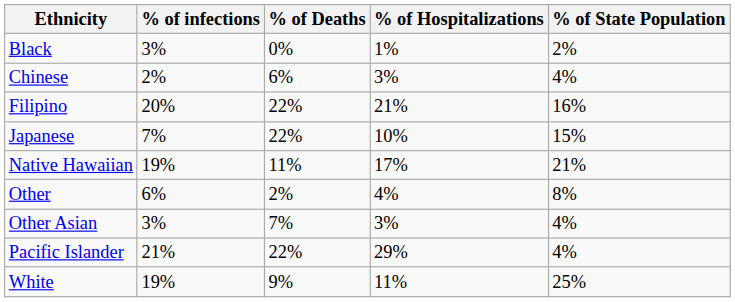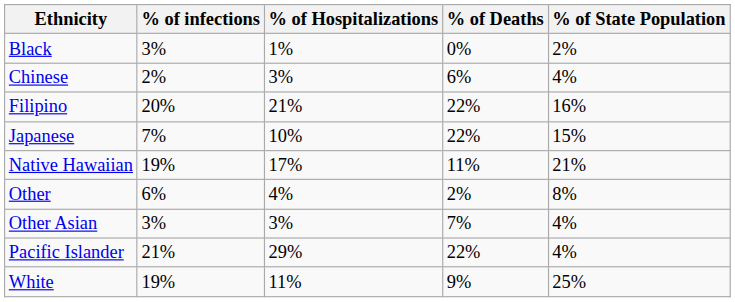columns swapped: (459, 19) <-> (317, 19)
